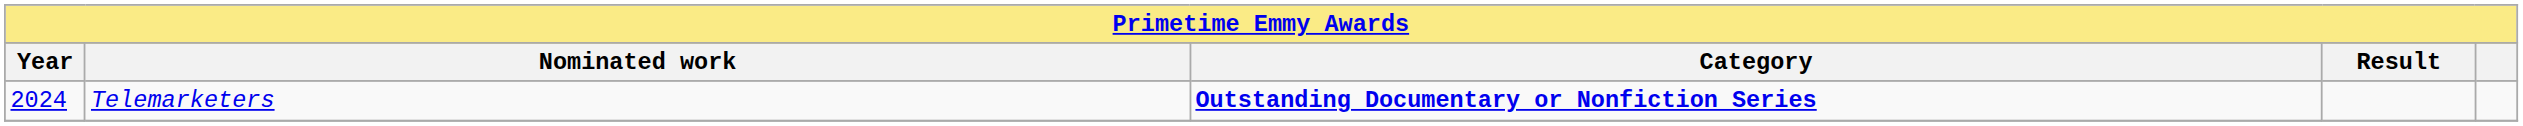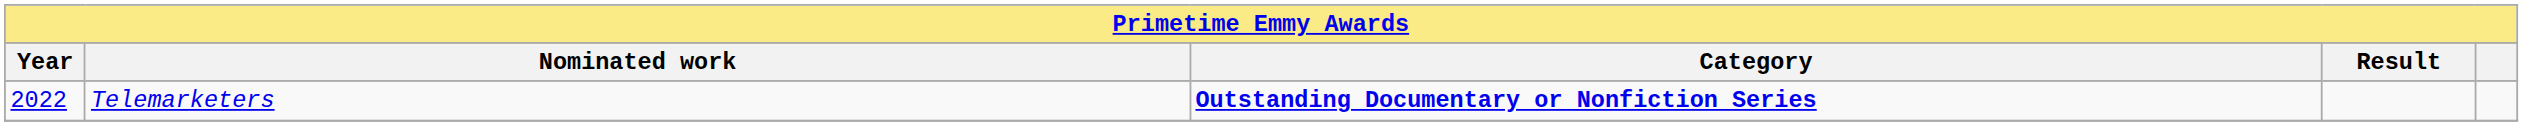(39, 101) 2024 -> (39, 101) 2022
